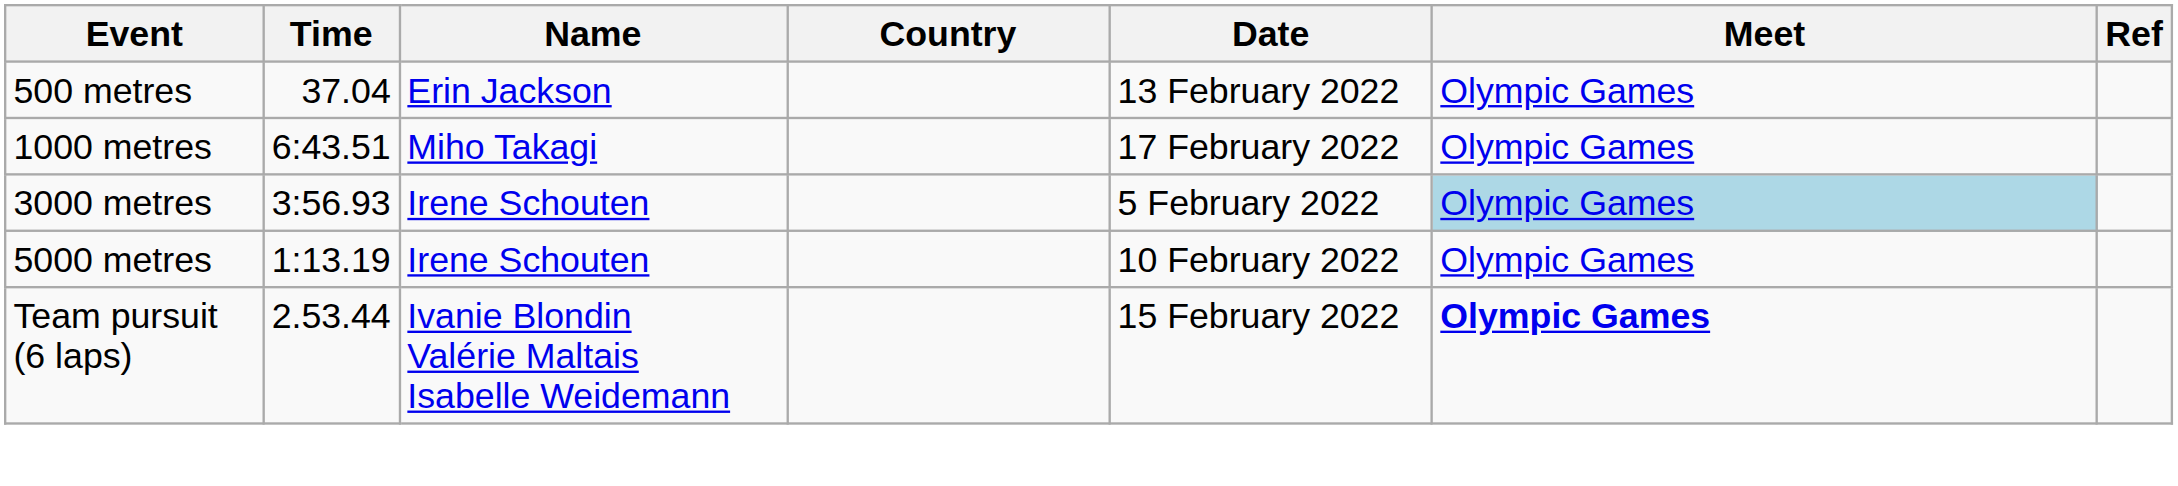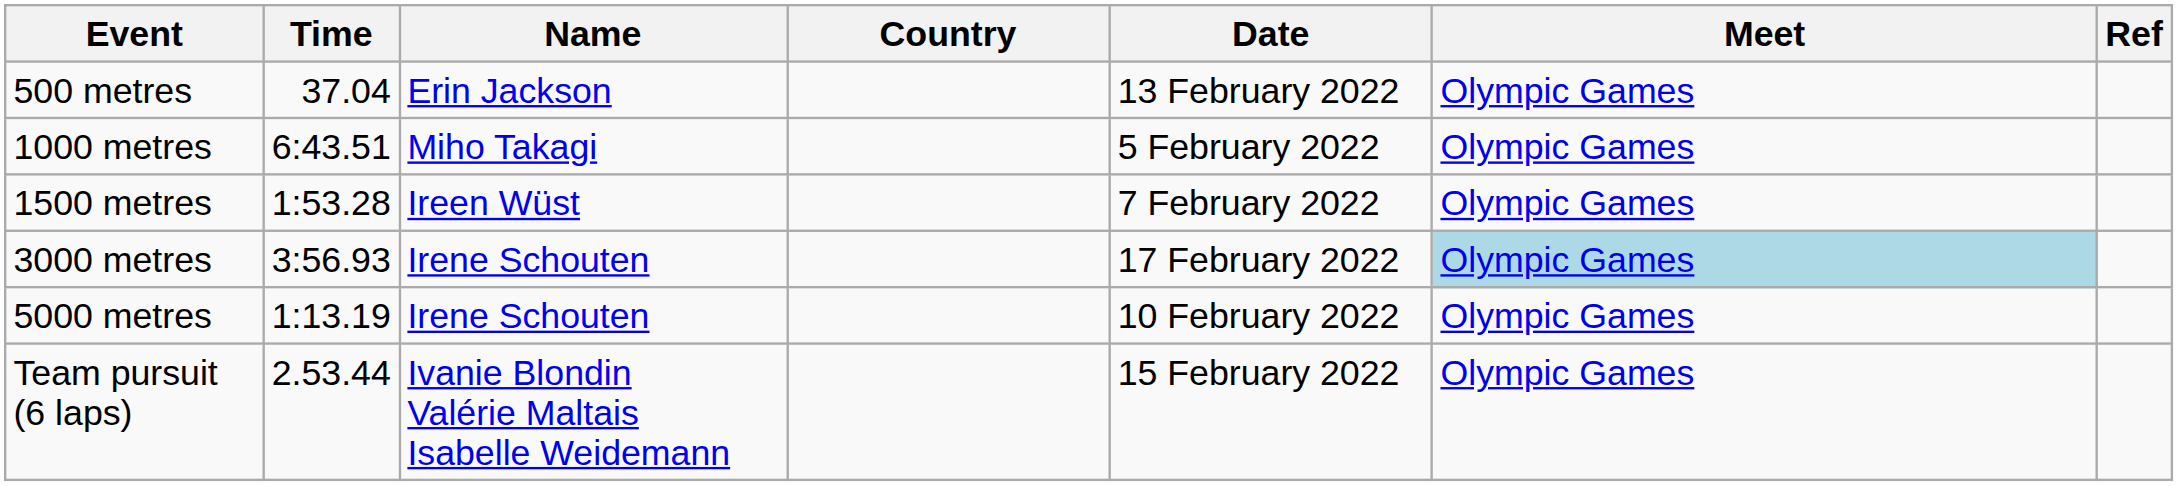(1258, 147) 17 February 2022 -> (1249, 147) 5 February 2022
+ row: (113, 203)
(1249, 203) 5 February 2022 -> (1259, 260) 17 February 2022
(1575, 316) bold -> (1567, 373) normal
